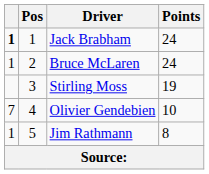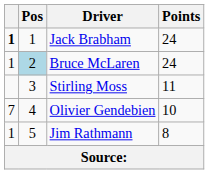(32, 63) no background -> (32, 63) lightblue background
(169, 87) 19 -> (169, 87) 11
